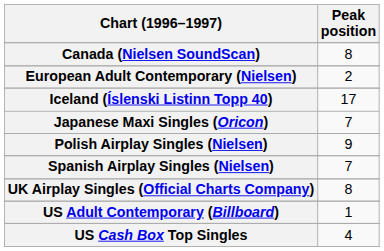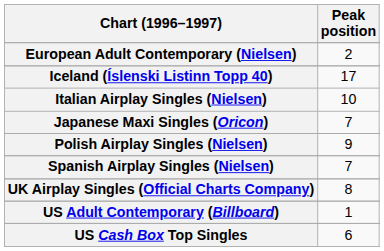- row: (161, 54)
+ row: (161, 99)
(348, 235) 4 -> (348, 235) 6
